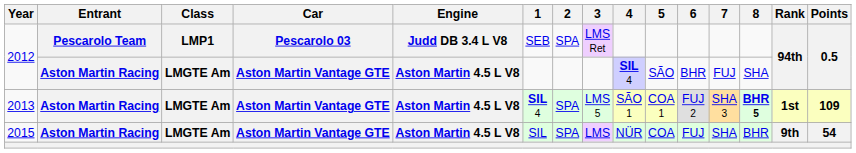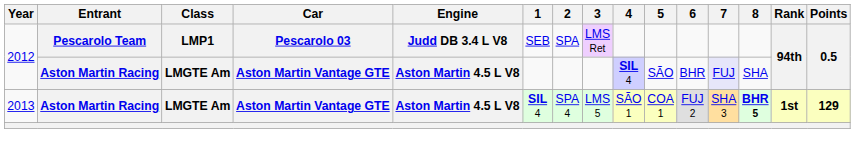(724, 74) no background -> (724, 74) lavender background
(567, 106) SPA -> (567, 106) SPA 4
(829, 106) 109 -> (829, 106) 129
- row: (21, 133)
